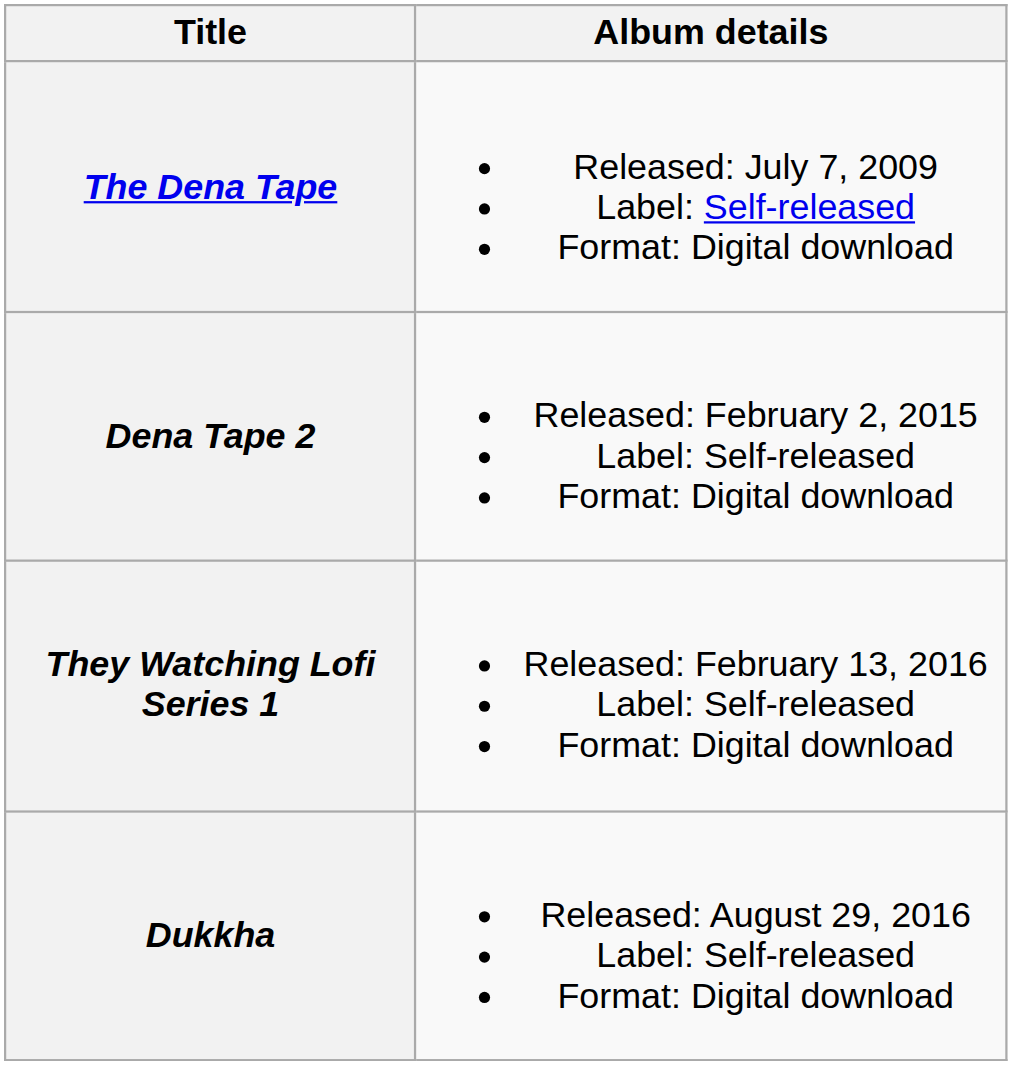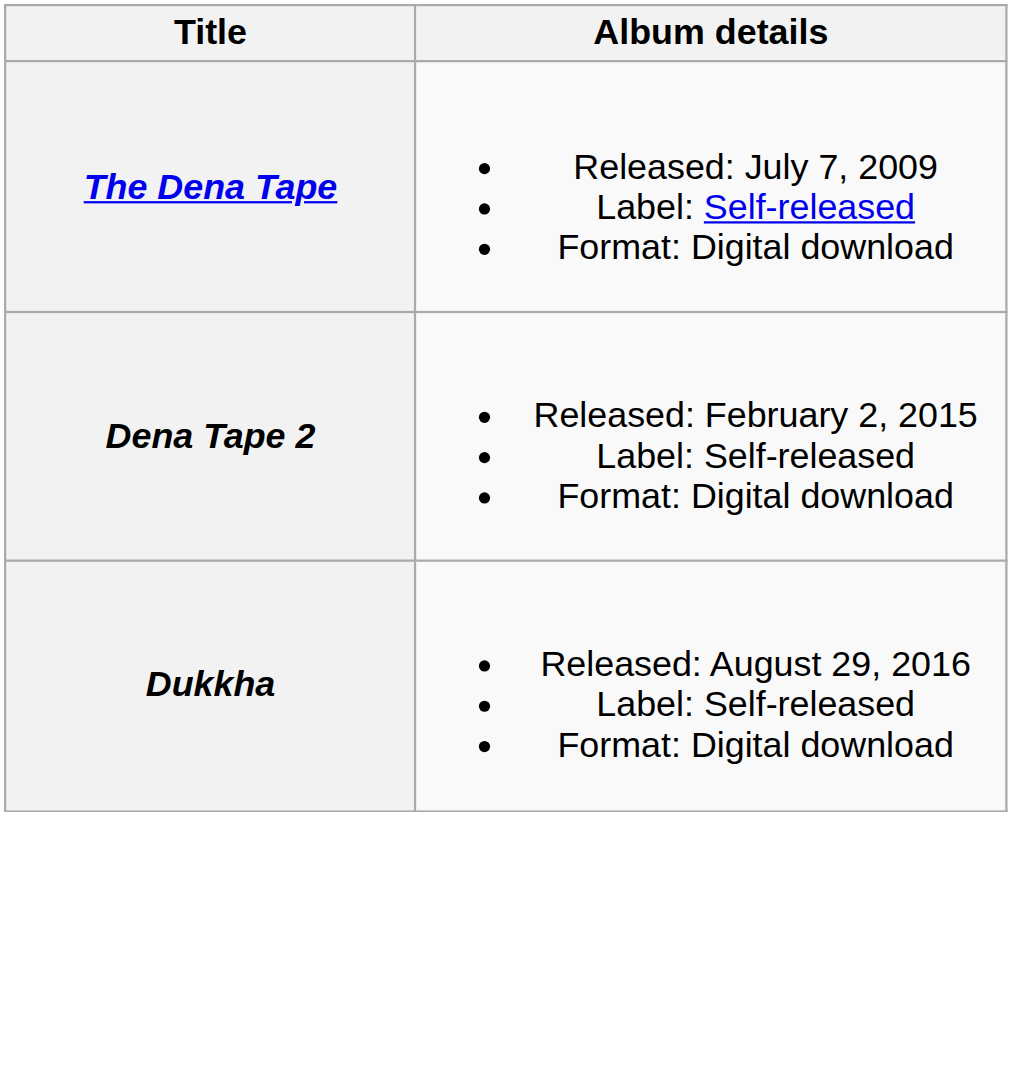- row: (210, 685)
